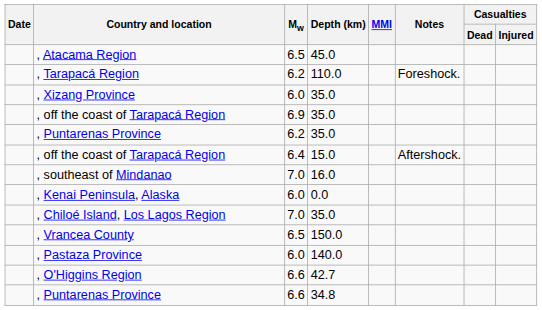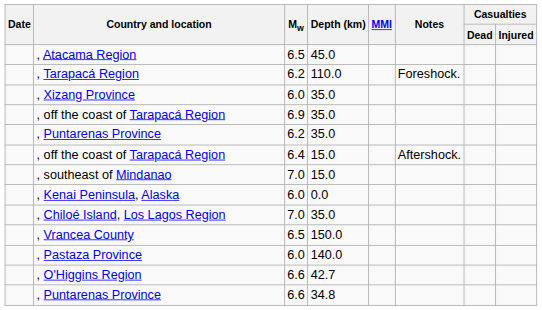(323, 174) 16.0 -> (323, 174) 15.0
